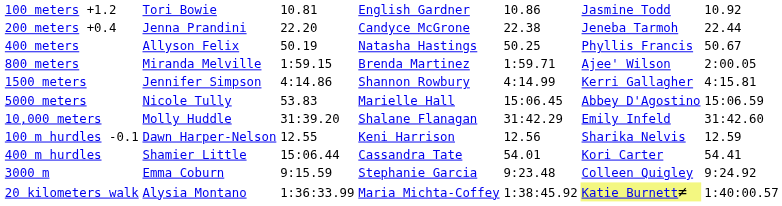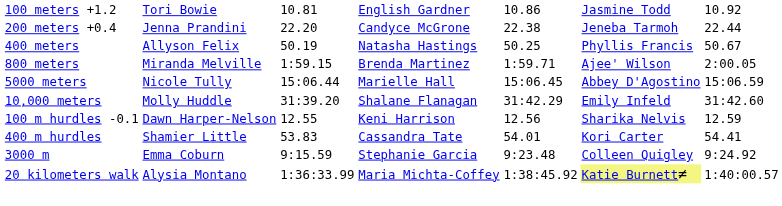- row: (46, 82)
(299, 100) 53.83 -> (310, 82) 15:06.44
(310, 154) 15:06.44 -> (299, 136) 53.83
